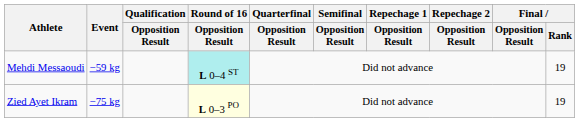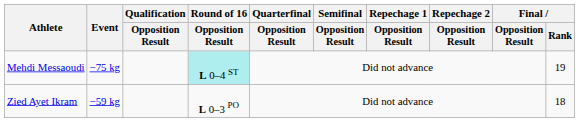(105, 68) −59 kg -> (105, 68) −75 kg
(105, 101) −75 kg -> (105, 101) −59 kg
(219, 108) lightyellow background -> (219, 108) no background
(560, 101) 19 -> (560, 101) 18
